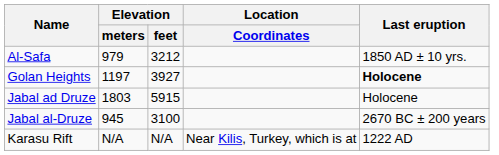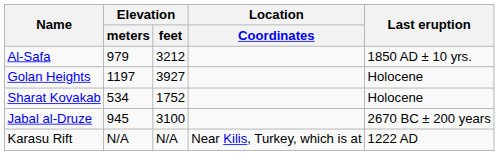(392, 77) bold -> (395, 77) normal
- row: (52, 98)
+ row: (54, 98)
